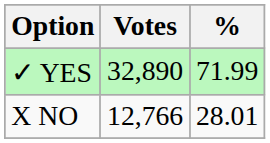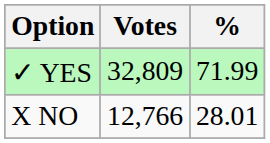(145, 71) 32,890 -> (145, 71) 32,809
